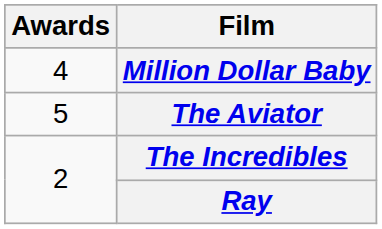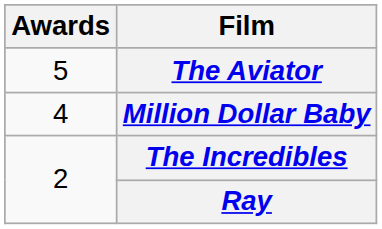rows swapped: (247, 113) <-> (247, 69)
